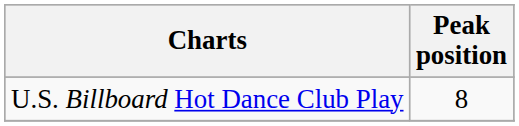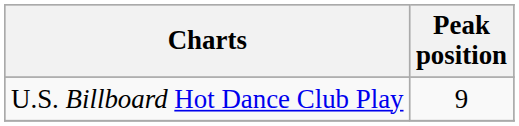(461, 98) 8 -> (461, 98) 9
